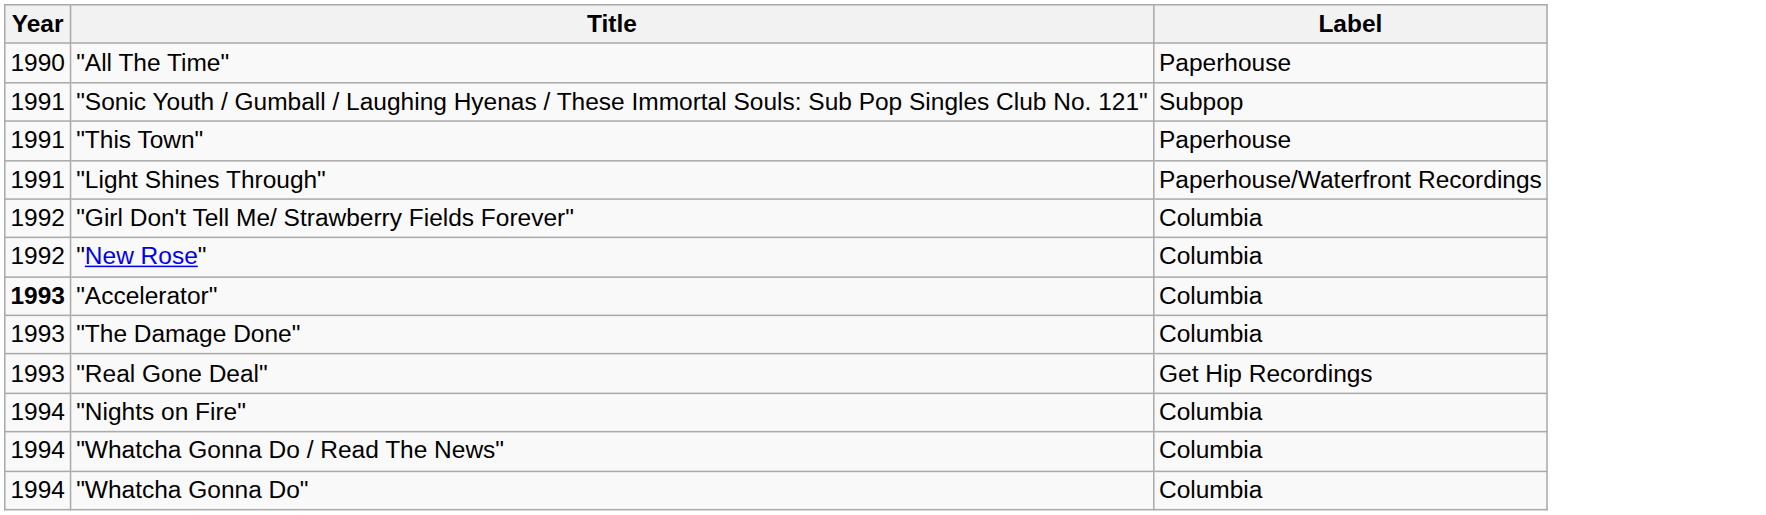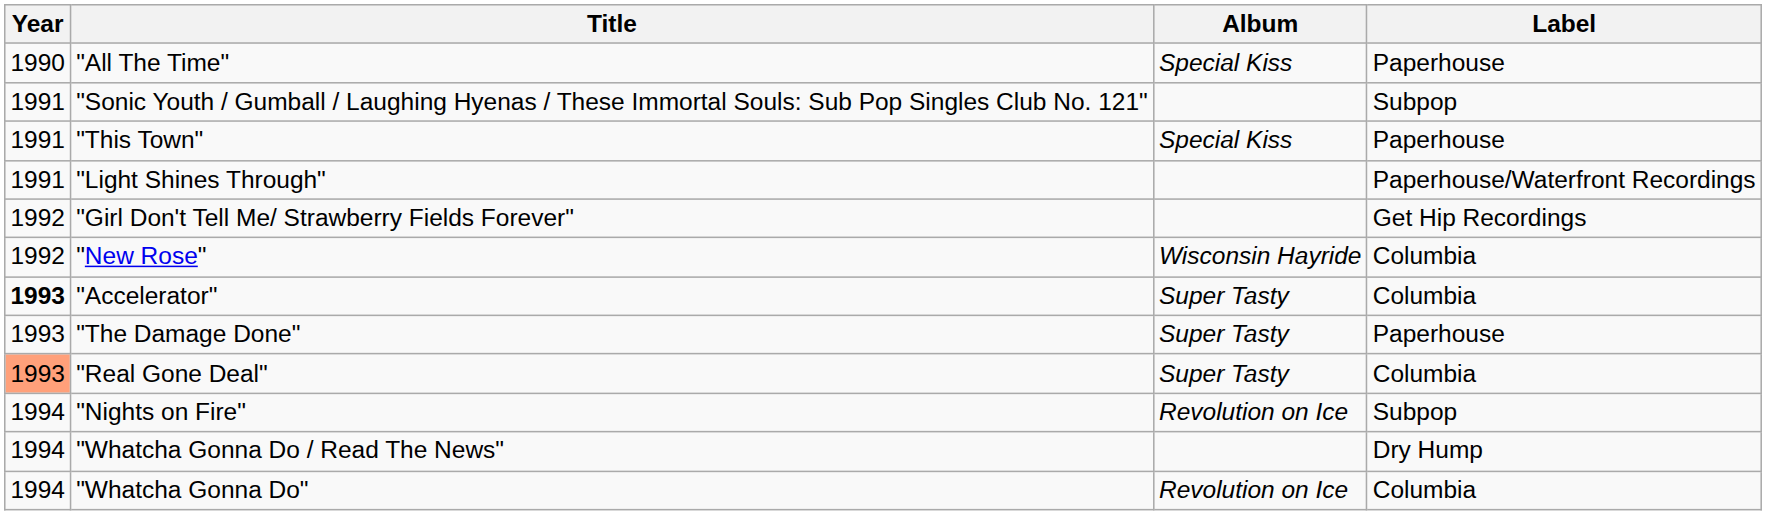+ column: (1260, 23)
(1211, 218) Columbia -> (1480, 218) Get Hip Recordings
(1211, 334) Columbia -> (1439, 334) Paperhouse
(38, 373) no background -> (38, 373) lightsalmon background
(1266, 373) Get Hip Recordings -> (1424, 373) Columbia
(1211, 412) Columbia -> (1415, 412) Subpop
(1211, 450) Columbia -> (1428, 450) Dry Hump
